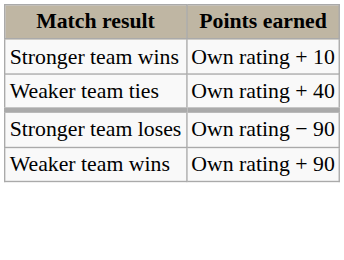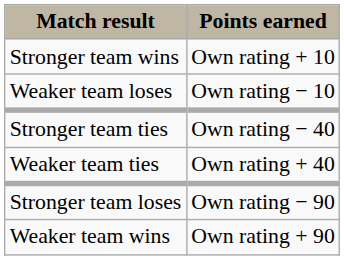+ row: (91, 90)
+ row: (89, 129)
